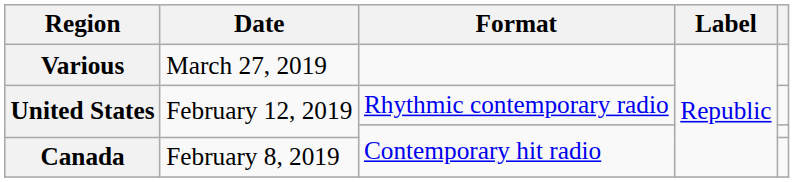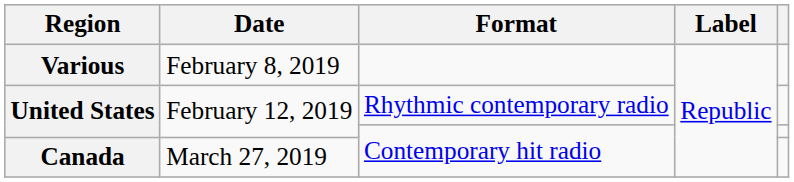(247, 64) March 27, 2019 -> (253, 64) February 8, 2019
(253, 156) February 8, 2019 -> (247, 156) March 27, 2019
